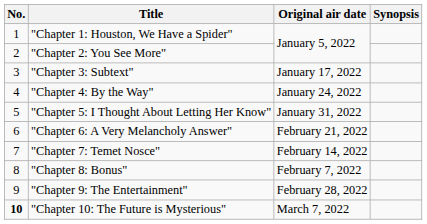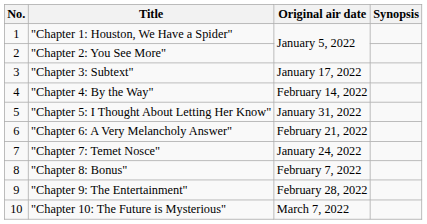(319, 92) January 24, 2022 -> (322, 92) February 14, 2022
(322, 151) February 14, 2022 -> (319, 151) January 24, 2022
(16, 209) bold -> (16, 209) normal
